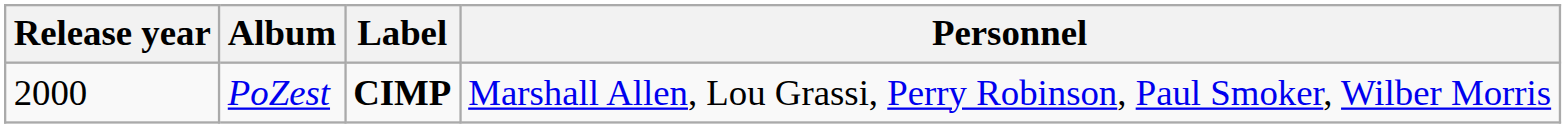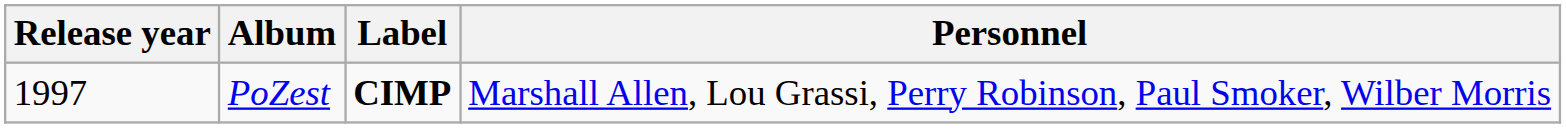(50, 92) 2000 -> (50, 92) 1997
